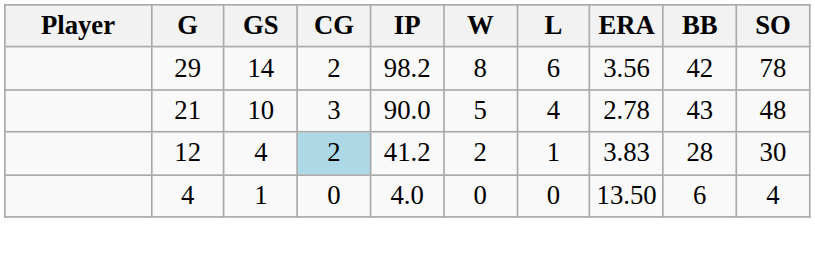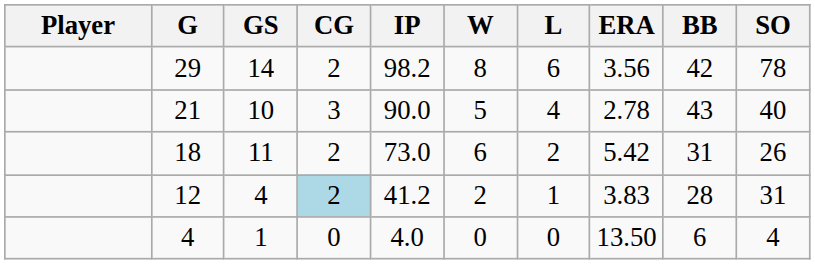(773, 110) 48 -> (773, 110) 40
+ row: (188, 152)
(773, 152) 30 -> (773, 195) 31
